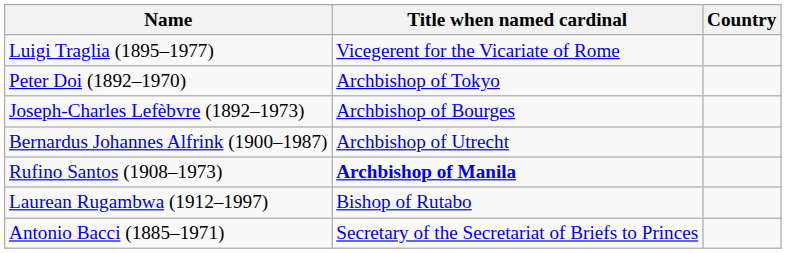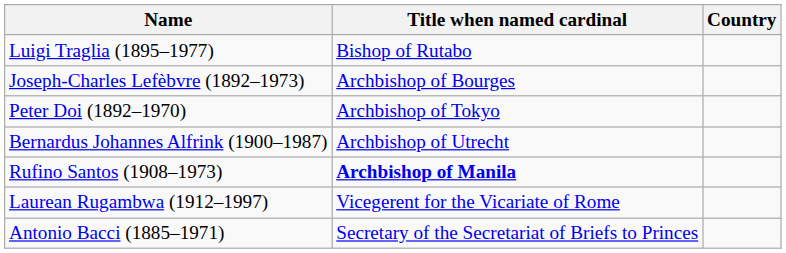(478, 50) Vicegerent for the Vicariate of Rome -> (404, 50) Bishop of Rutabo
rows swapped: (98, 80) <-> (157, 111)
(404, 202) Bishop of Rutabo -> (478, 202) Vicegerent for the Vicariate of Rome
